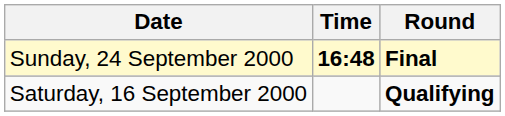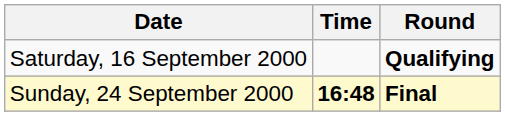rows swapped: (158, 93) <-> (152, 57)
